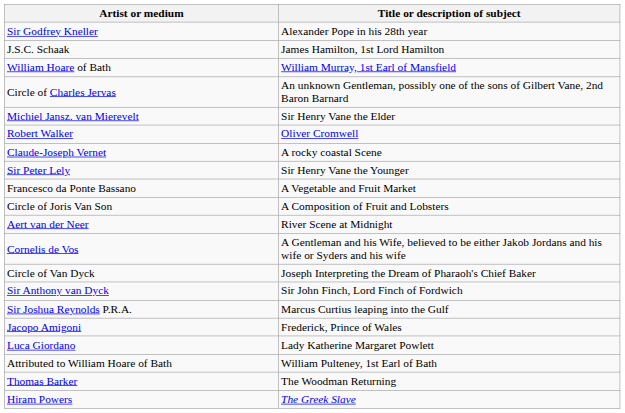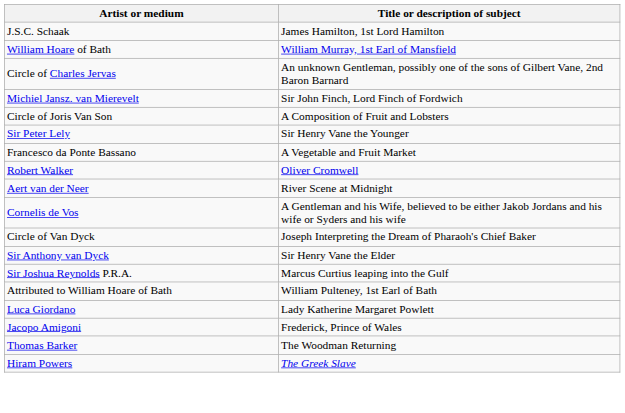- row: (52, 31)
(338, 116) Sir Henry Vane the Elder -> (372, 98) Sir John Finch, Lord Finch of Fordwich
rows swapped: (60, 206) <-> (40, 134)
- row: (57, 152)
(372, 291) Sir John Finch, Lord Finch of Fordwich -> (338, 255) Sir Henry Vane the Elder
rows swapped: (89, 363) <-> (44, 327)
